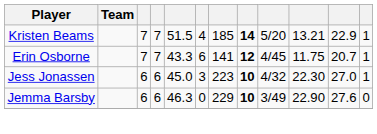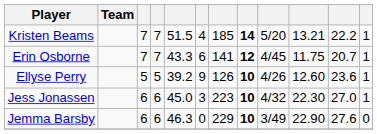(344, 35) 22.9 -> (344, 35) 22.2
+ row: (51, 77)
